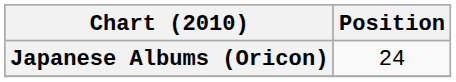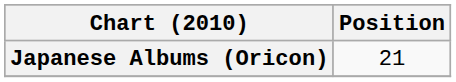(392, 59) 24 -> (392, 59) 21
